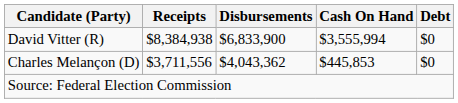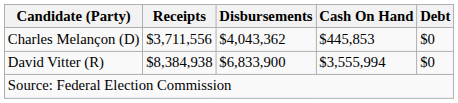rows swapped: (56, 39) <-> (74, 62)
